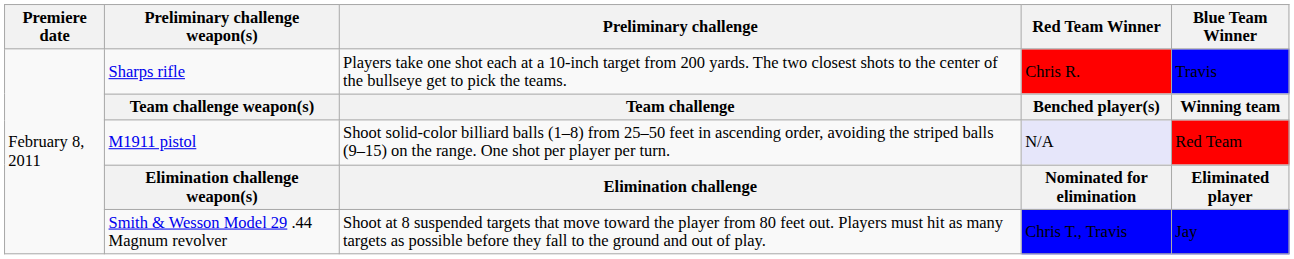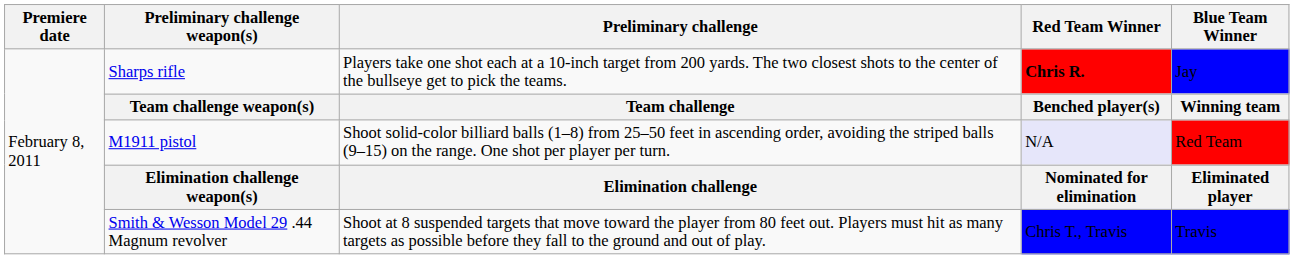(1053, 71) normal -> (1055, 71) bold
(1196, 71) Travis -> (1186, 71) Jay
(1186, 231) Jay -> (1196, 231) Travis
